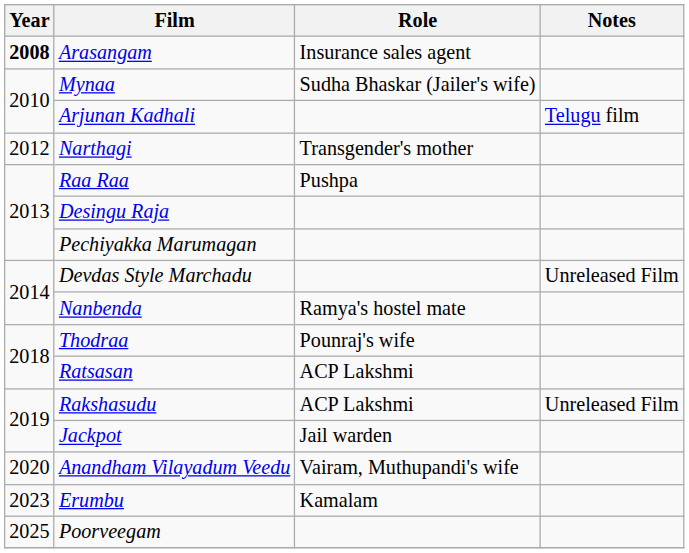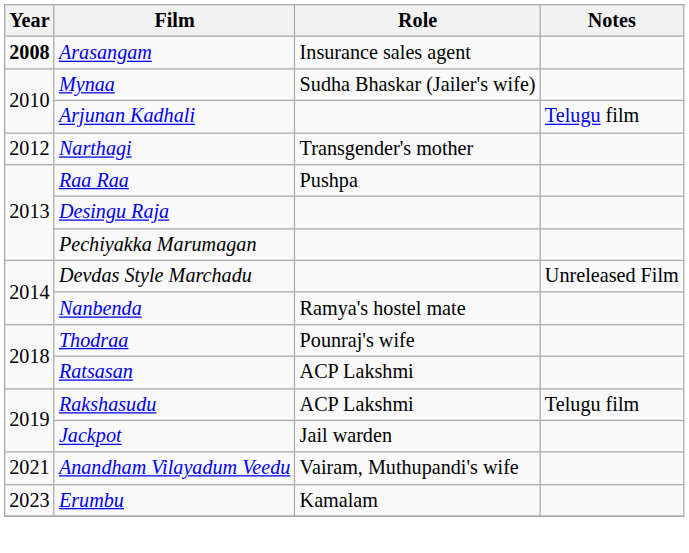(612, 404) Unreleased Film -> (592, 404) Telugu film
(29, 468) 2020 -> (29, 468) 2021
- row: (110, 532)
